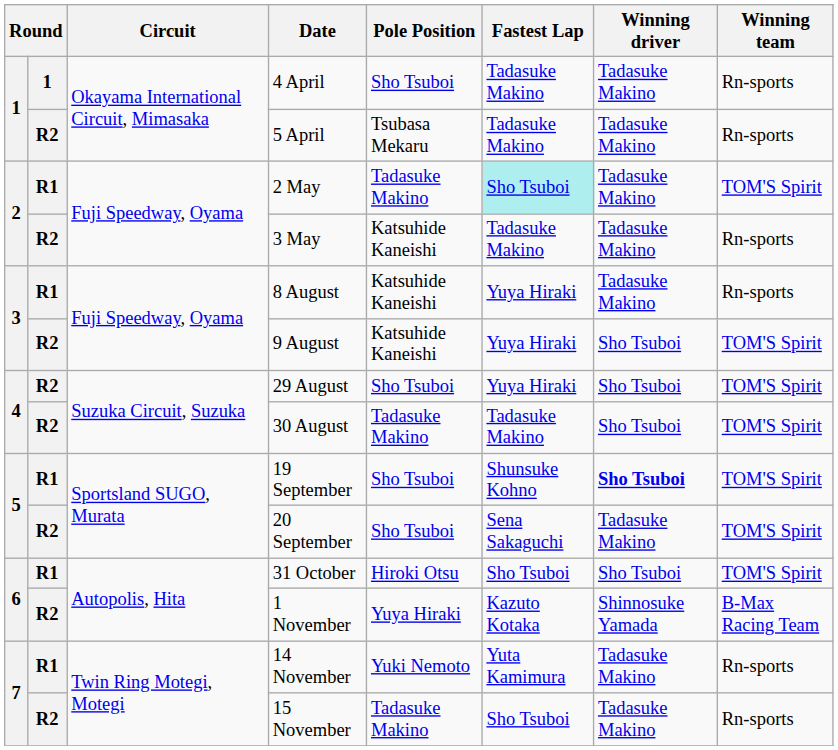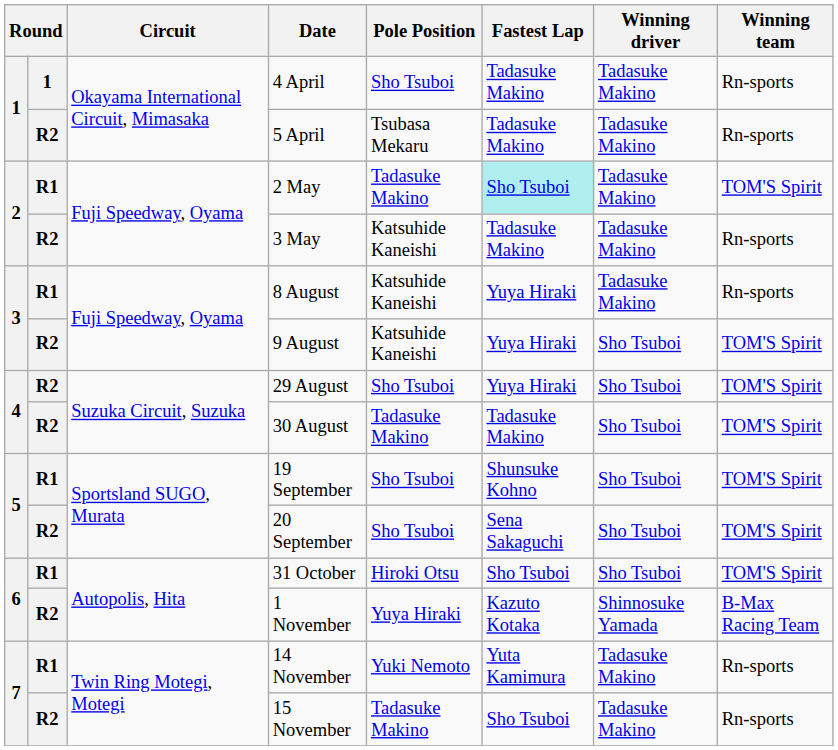(641, 478) bold -> (640, 478) normal
(633, 531) Tadasuke Makino -> (640, 531) Sho Tsuboi
